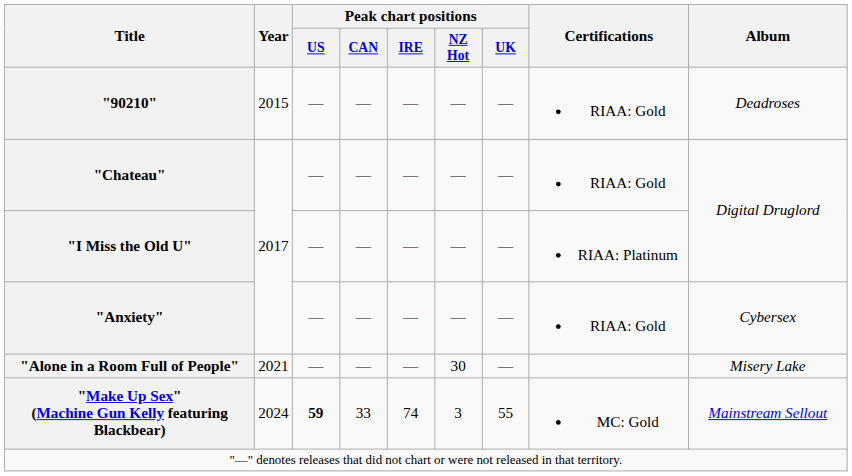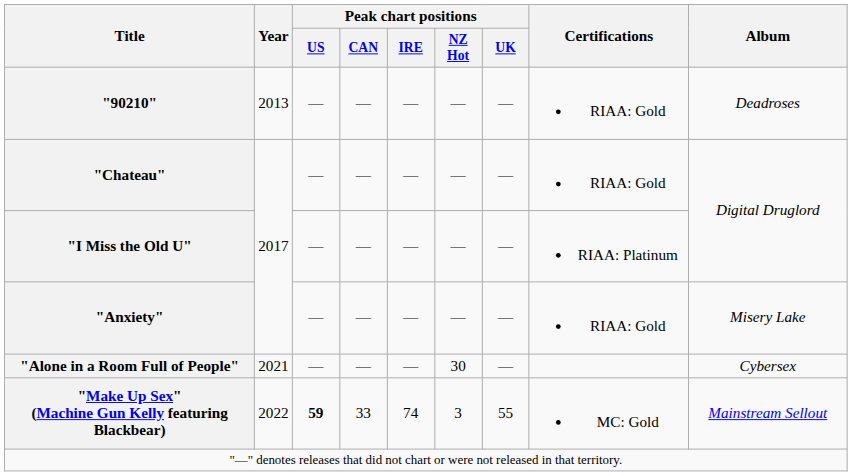(273, 103) 2015 -> (273, 103) 2013
(768, 317) Cybersex -> (768, 317) Misery Lake
(768, 365) Misery Lake -> (768, 365) Cybersex
(273, 413) 2024 -> (273, 413) 2022
